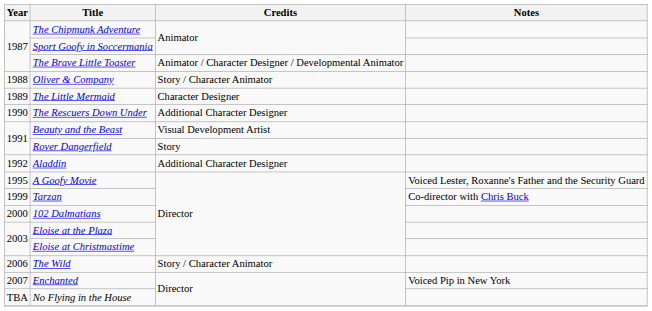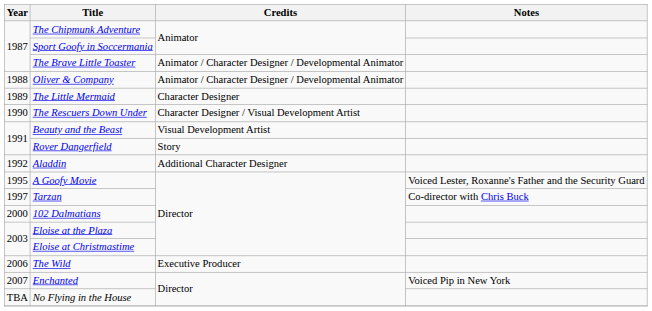(215, 79) Story / Character Animator -> (280, 79) Animator / Character Designer / Developmental Animator
(222, 113) Additional Character Designer -> (259, 113) Character Designer / Visual Development Artist
(17, 197) 1999 -> (17, 197) 1997
(215, 264) Story / Character Animator -> (199, 264) Executive Producer
